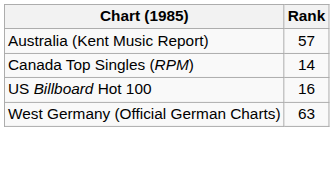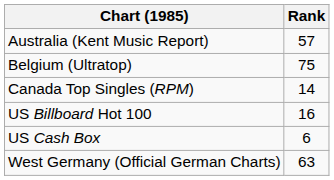+ row: (70, 65)
+ row: (54, 138)
